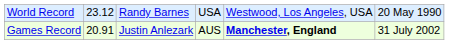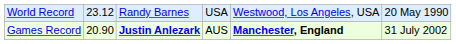(100, 30) 20.91 -> (100, 30) 20.90
(156, 30) normal -> (160, 30) bold
